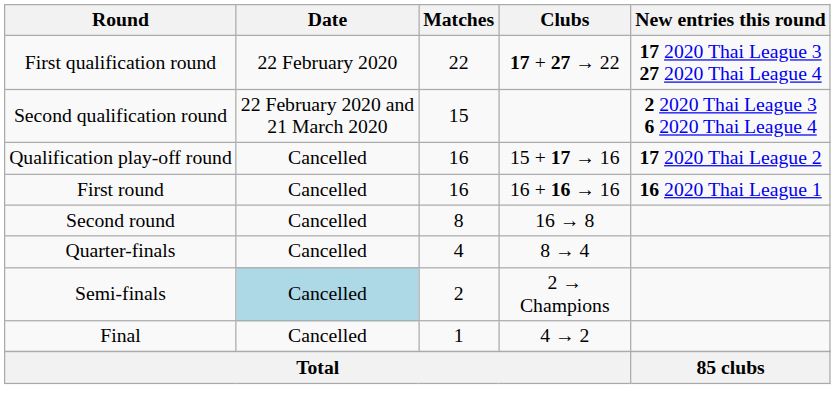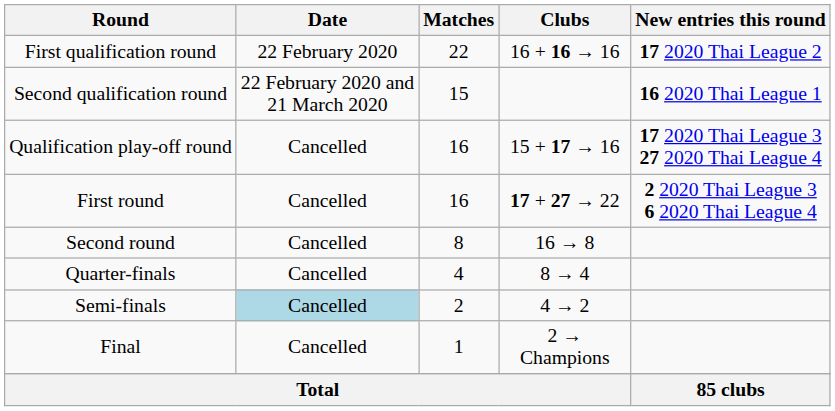(565, 62) 17 + 27 → 22 -> (565, 51) 16 + 16 → 16
(731, 62) 17 2020 Thai League 3 27 2020 Thai League 4 -> (731, 51) 17 2020 Thai League 2
(731, 115) 2 2020 Thai League 3 6 2020 Thai League 4 -> (731, 93) 16 2020 Thai League 1
(731, 158) 17 2020 Thai League 2 -> (731, 146) 17 2020 Thai League 3 27 2020 Thai League 4
(565, 189) 16 + 16 → 16 -> (565, 200) 17 + 27 → 22
(731, 189) 16 2020 Thai League 1 -> (731, 200) 2 2020 Thai League 3 6 2020 Thai League 4
(565, 293) 2 → Champions -> (565, 305) 4 → 2
(565, 336) 4 → 2 -> (565, 347) 2 → Champions
